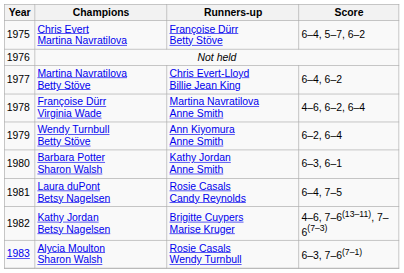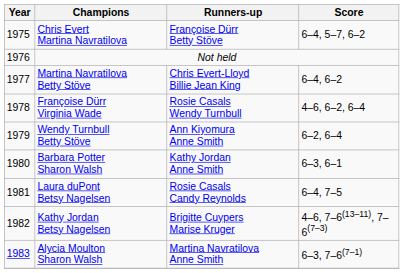(214, 107) Martina Navratilova Anne Smith -> (206, 107) Rosie Casals Wendy Turnbull
(206, 254) Rosie Casals Wendy Turnbull -> (214, 254) Martina Navratilova Anne Smith
